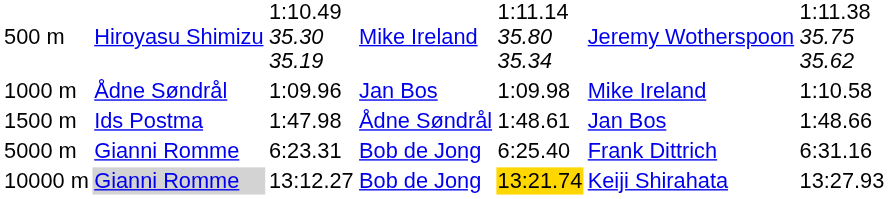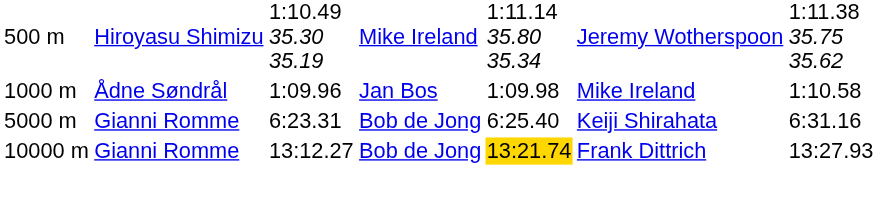- row: (40, 120)
(652, 150) Frank Dittrich -> (647, 120) Keiji Shirahata
(167, 180) lightgrey background -> (167, 150) no background
(658, 180) Keiji Shirahata -> (642, 150) Frank Dittrich
